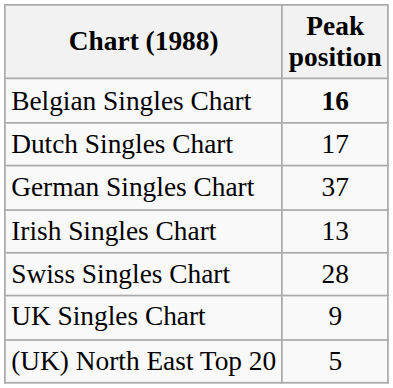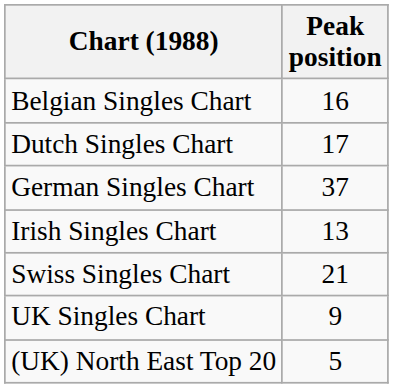(335, 100) bold -> (335, 100) normal
(335, 273) 28 -> (335, 273) 21
